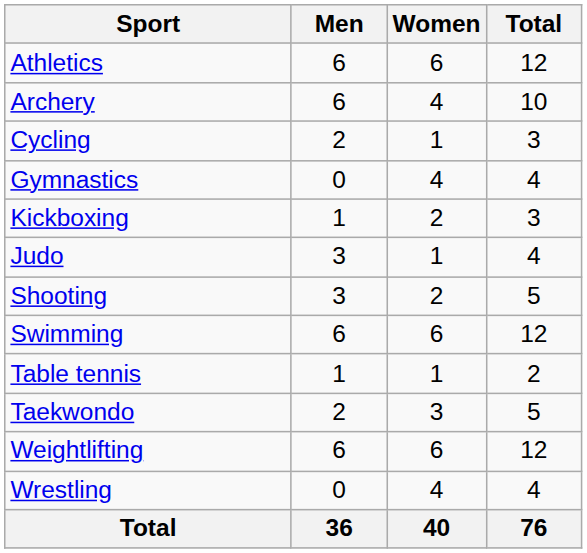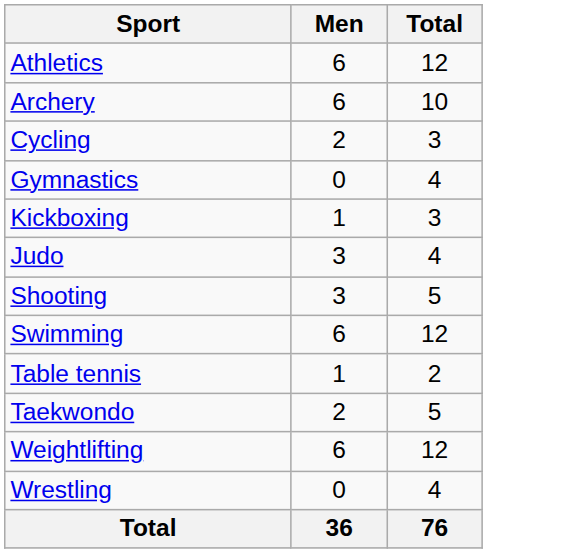- column: (436, 23)
